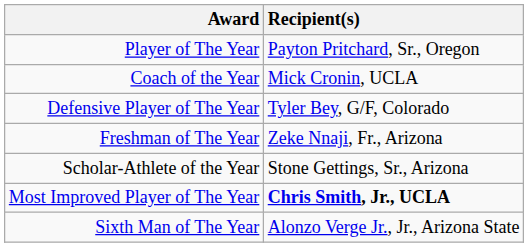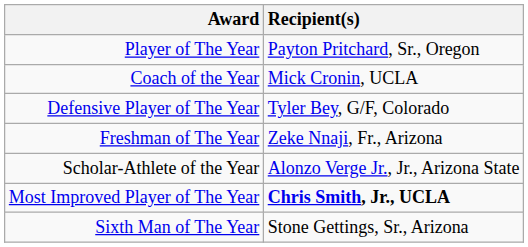(368, 168) Stone Gettings, Sr., Arizona -> (394, 168) Alonzo Verge Jr., Jr., Arizona State
(394, 227) Alonzo Verge Jr., Jr., Arizona State -> (368, 227) Stone Gettings, Sr., Arizona
